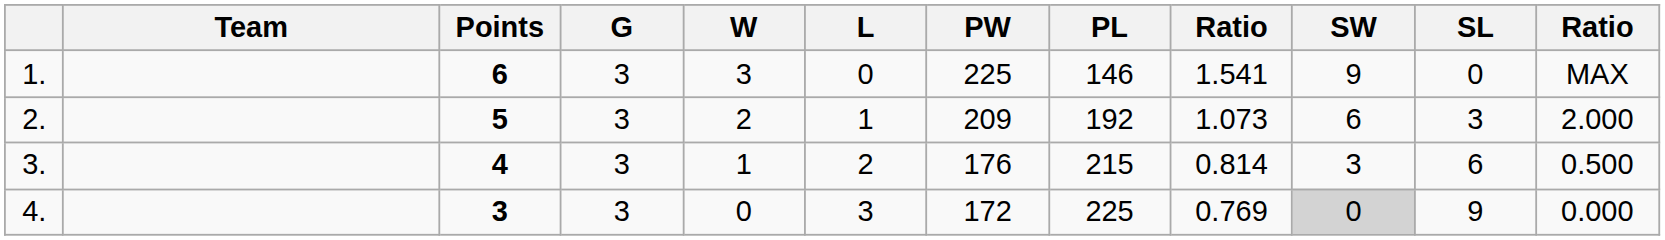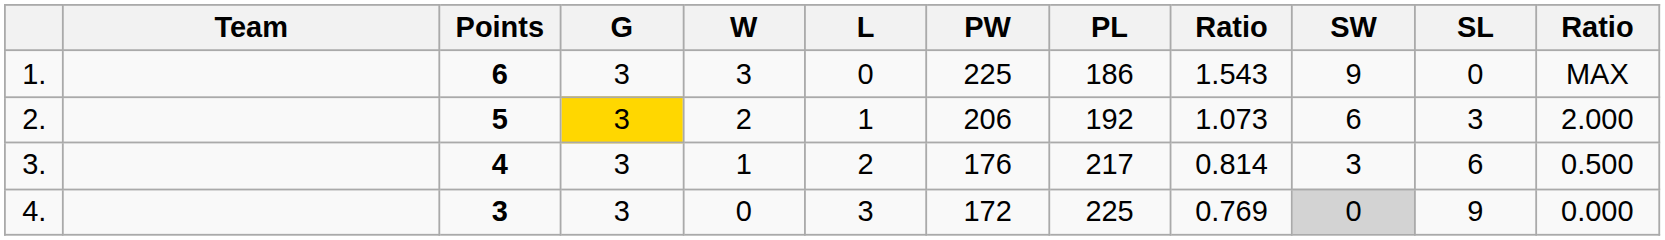(1110, 73) 146 -> (1110, 73) 186
(1232, 73) 1.541 -> (1232, 73) 1.543
(622, 119) no background -> (622, 119) gold background
(988, 119) 209 -> (988, 119) 206
(1110, 165) 215 -> (1110, 165) 217
